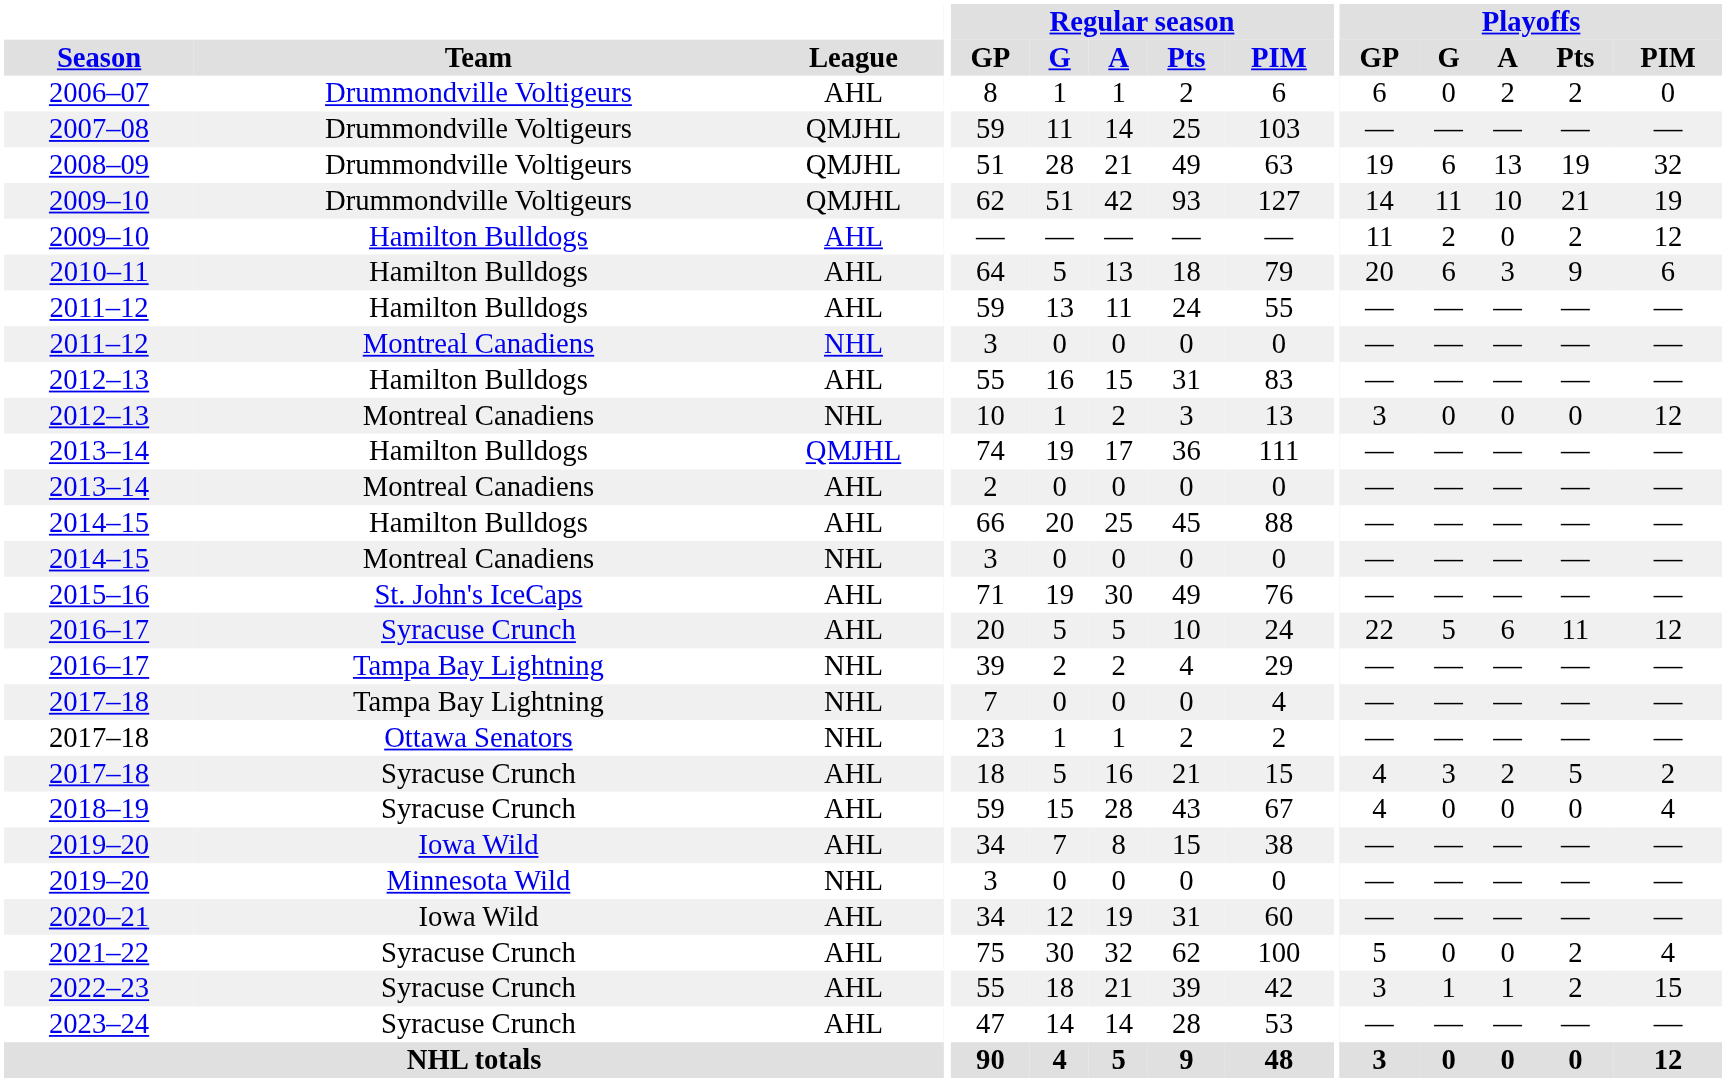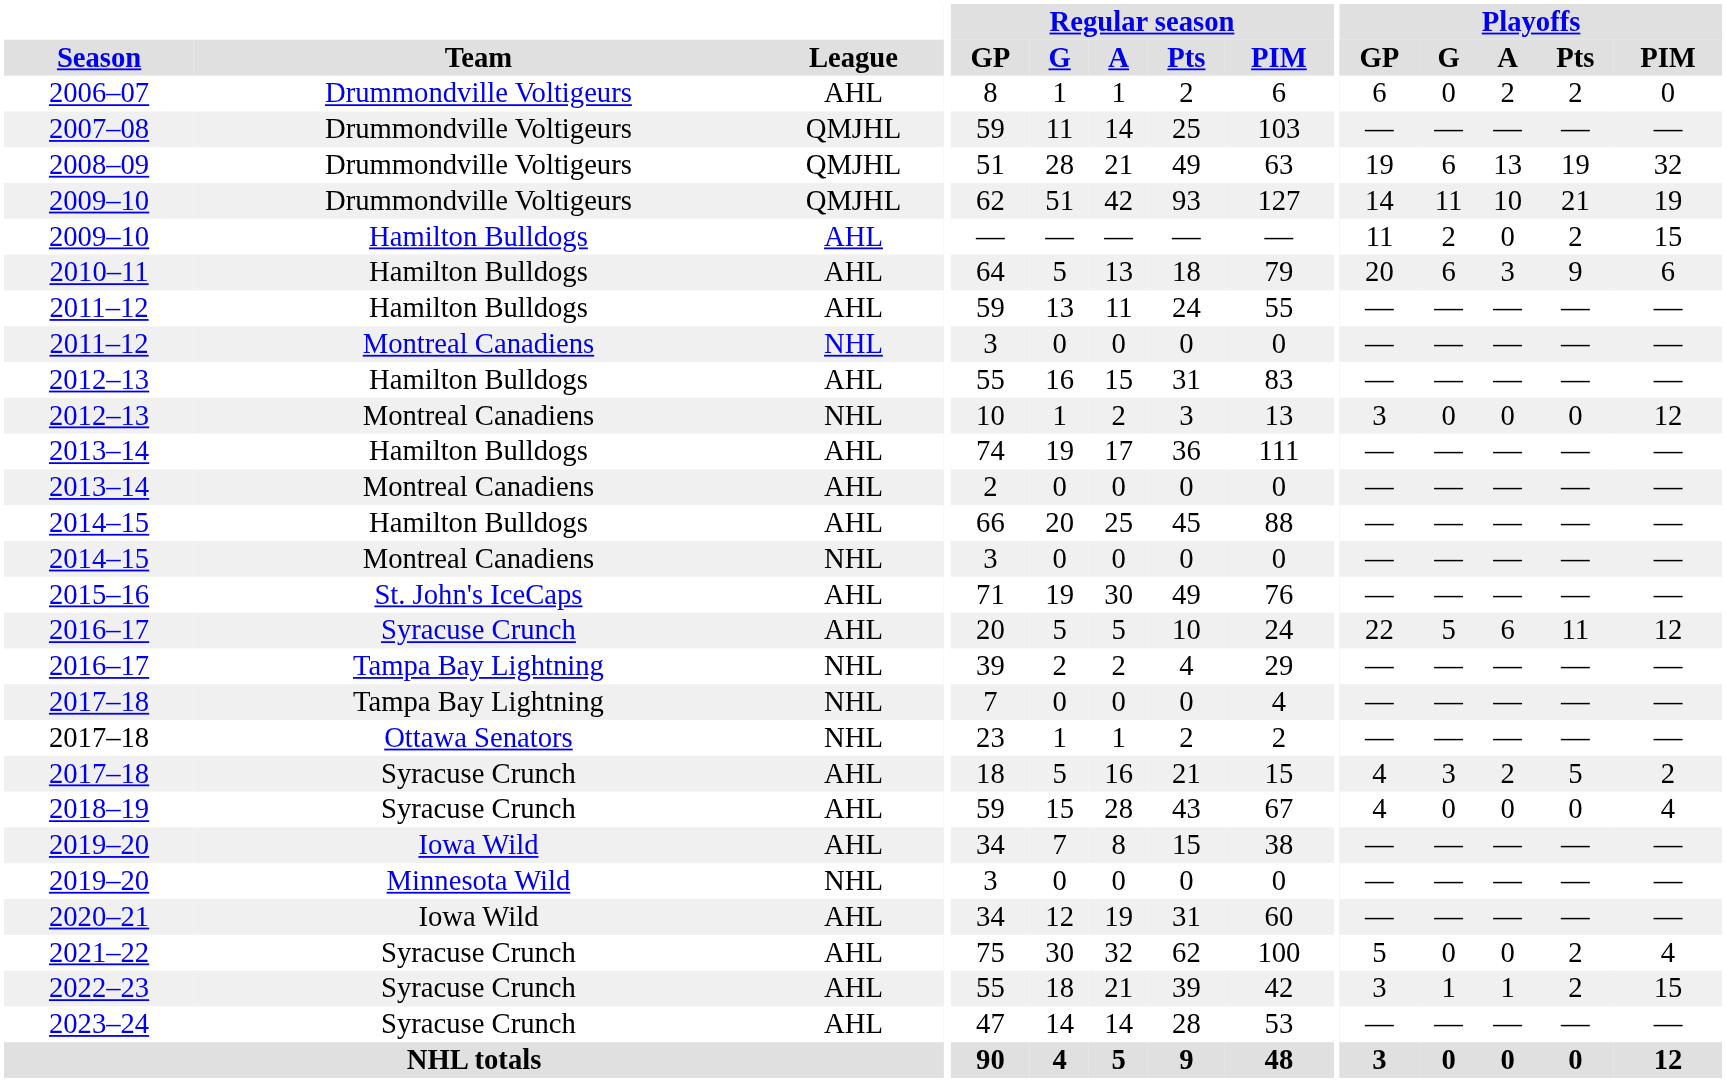(1668, 236) 12 -> (1668, 236) 15
(853, 451) QMJHL -> (853, 451) AHL
